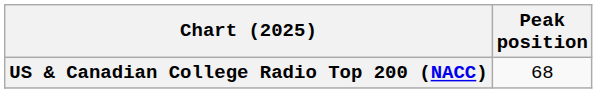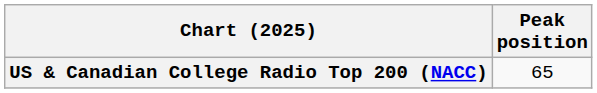(542, 73) 68 -> (542, 73) 65
